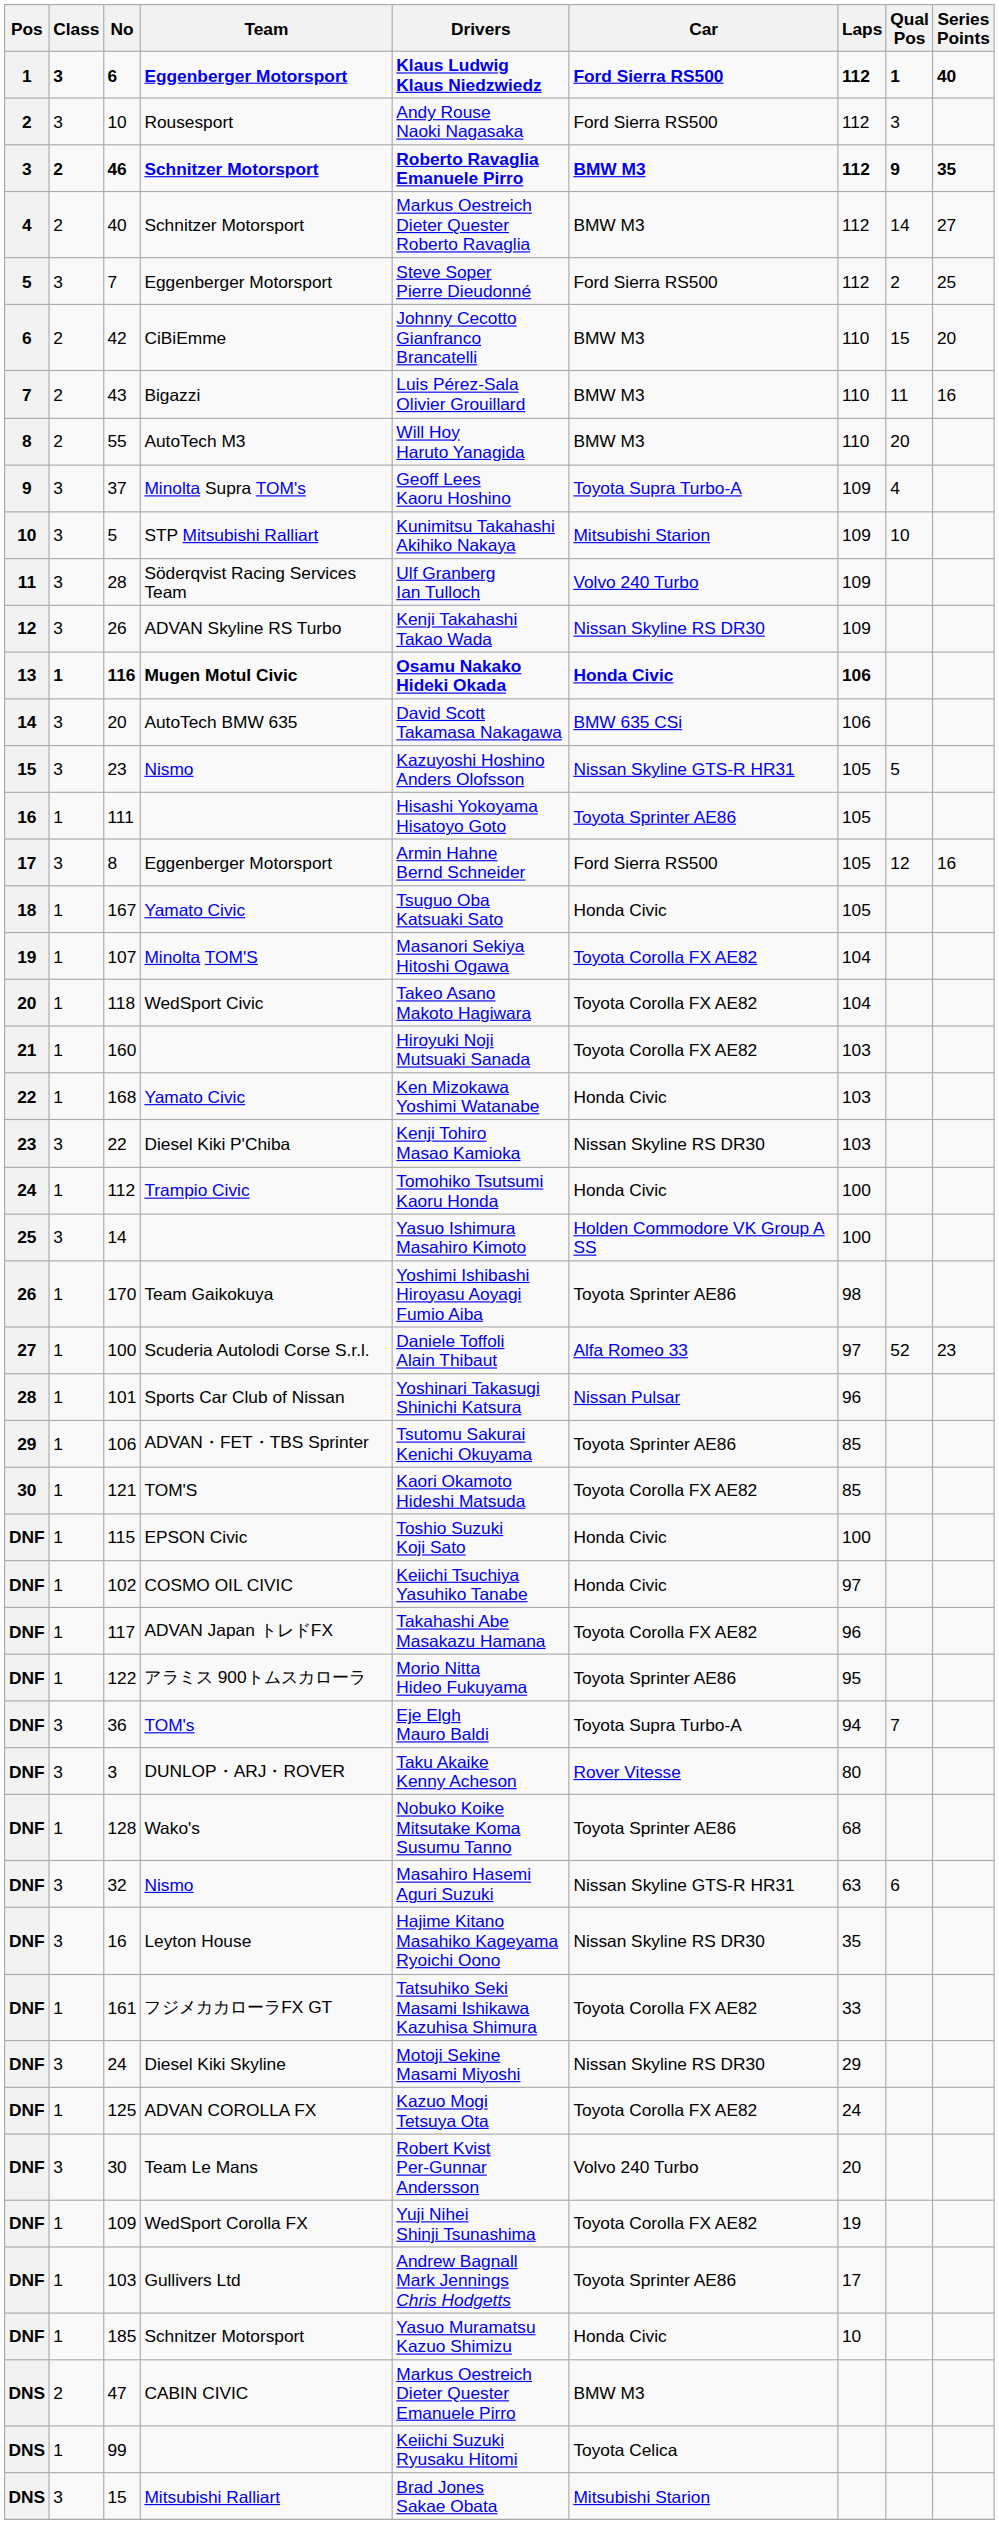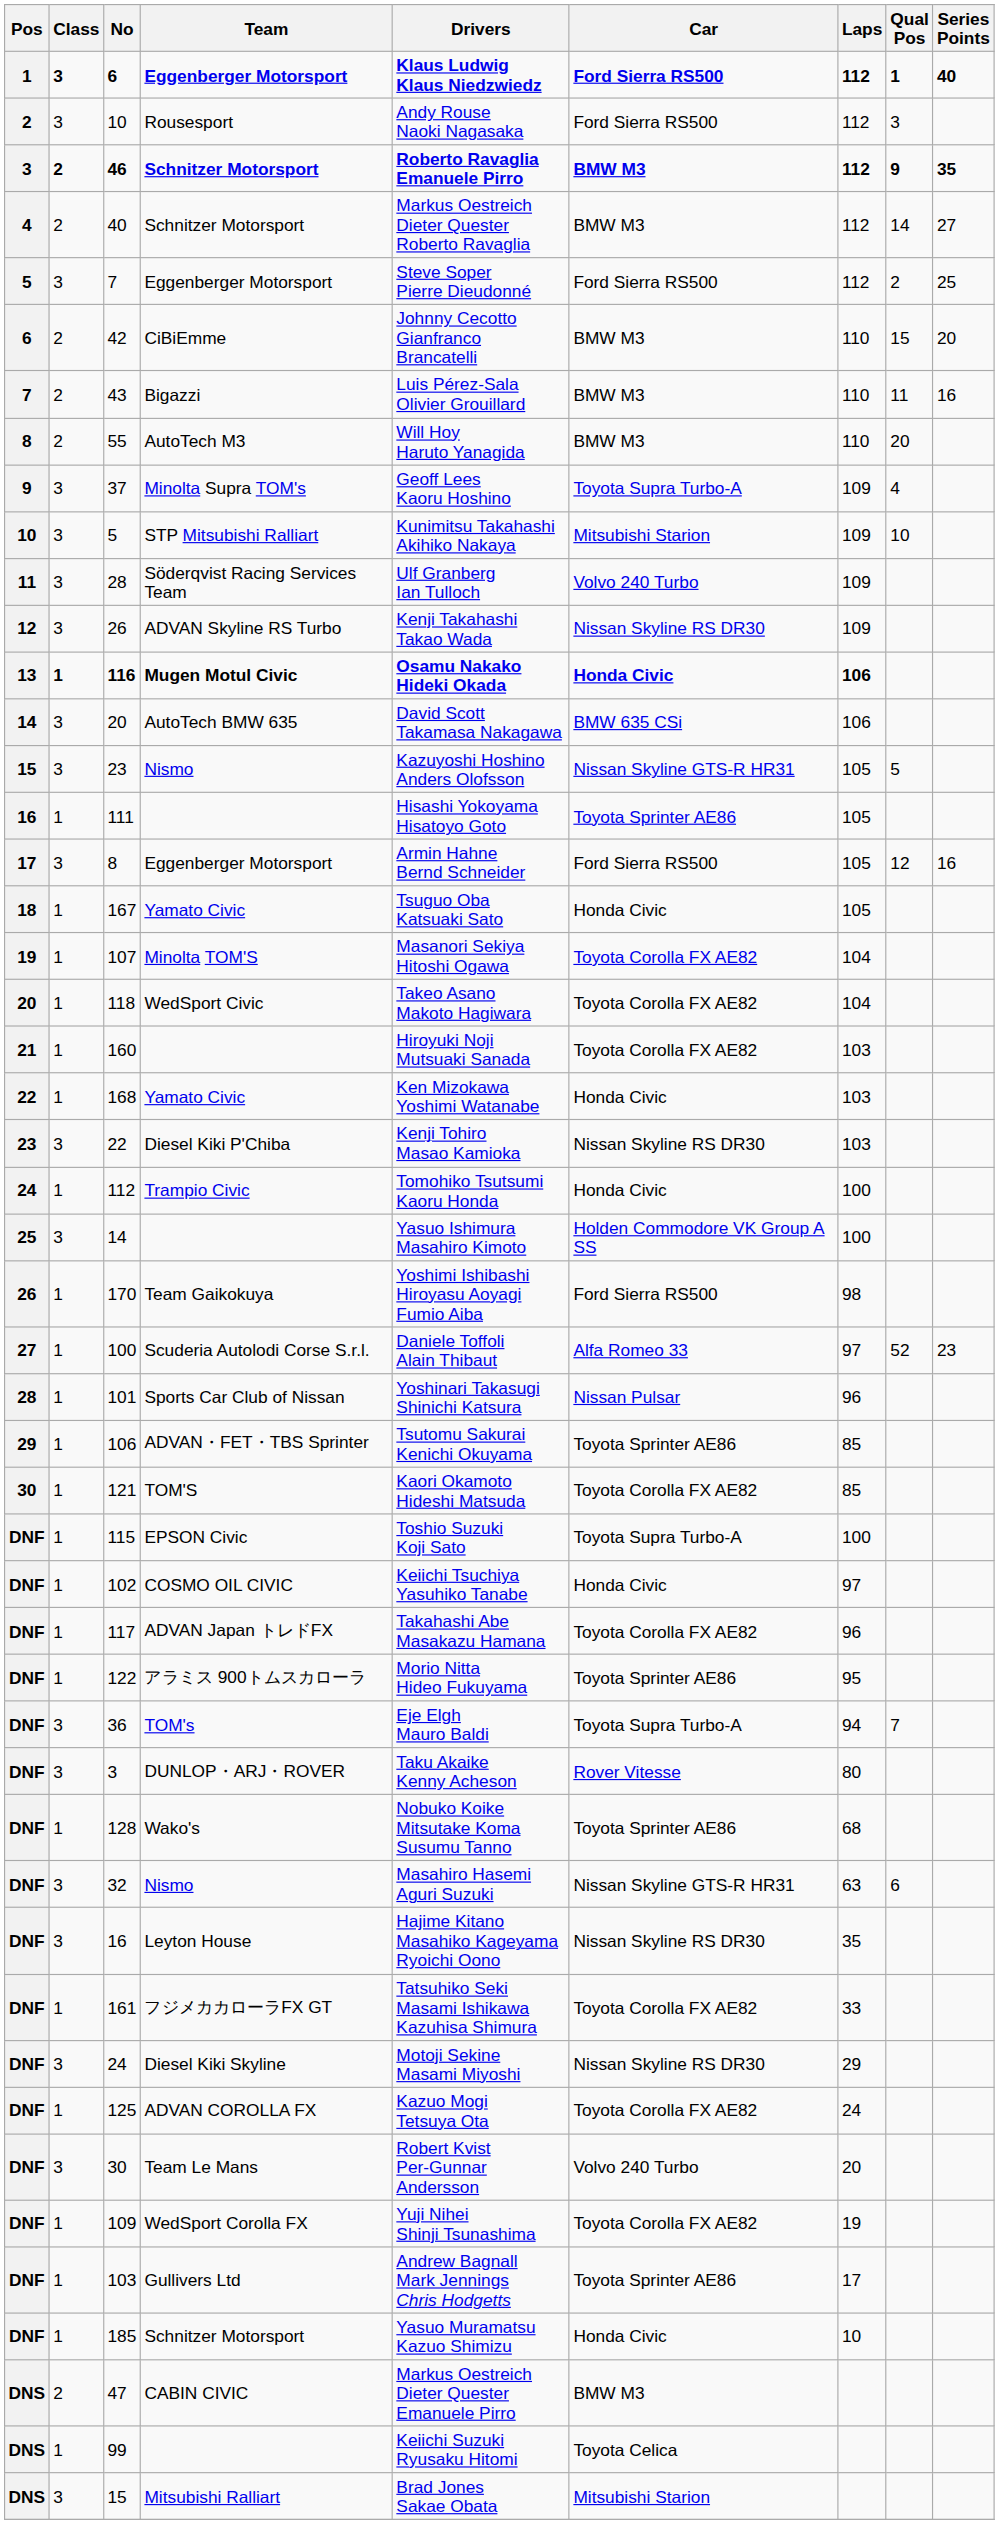(655, 1294) Toyota Sprinter AE86 -> (646, 1294) Ford Sierra RS500
(620, 1537) Honda Civic -> (658, 1537) Toyota Supra Turbo-A
